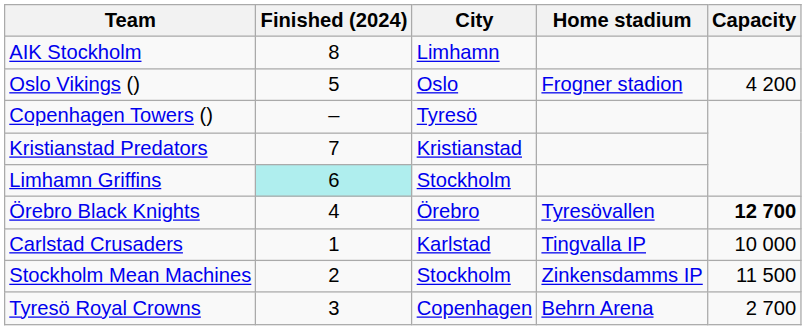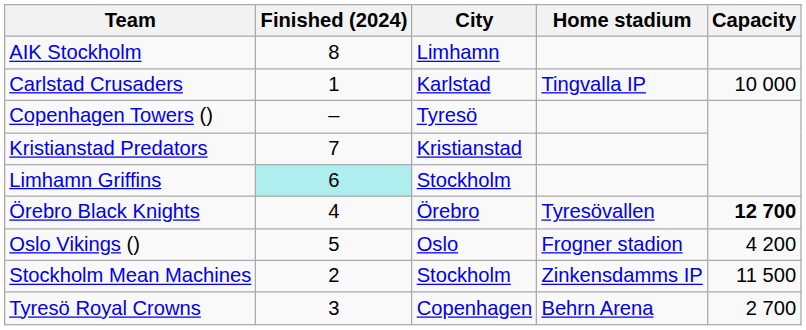rows swapped: (96, 244) <-> (75, 84)
